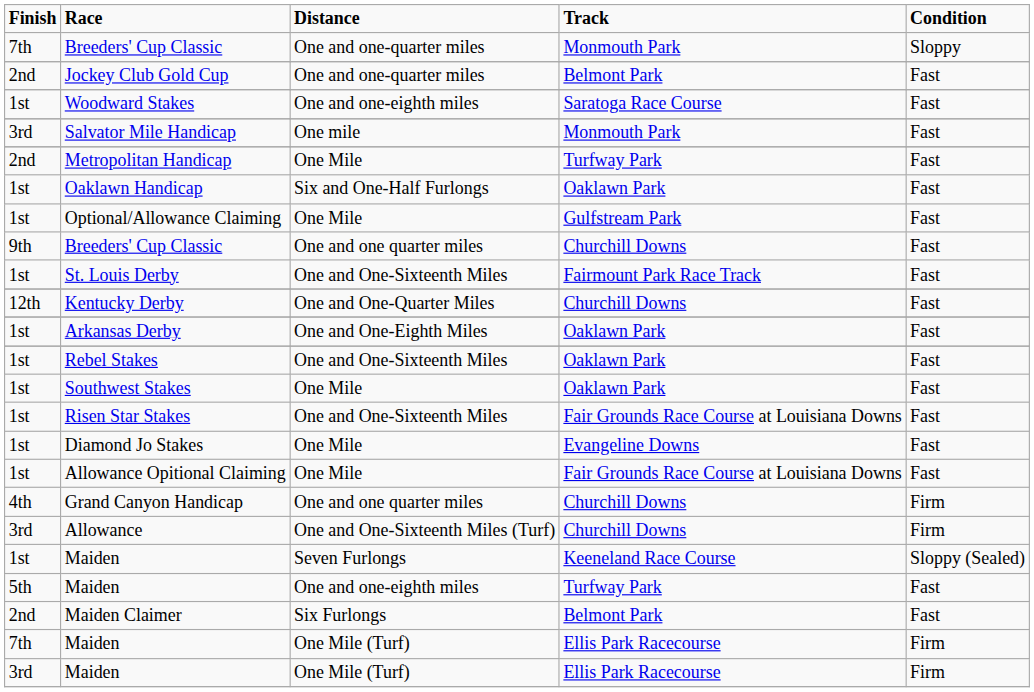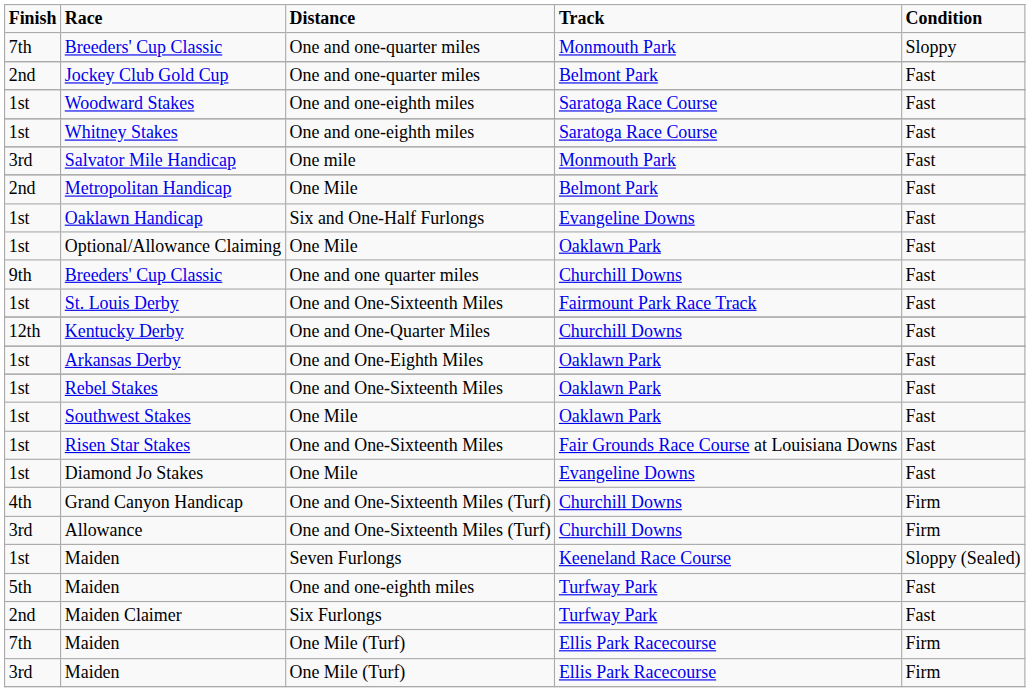+ row: (19, 132)
(613, 160) Turfway Park -> (608, 189) Belmont Park
(614, 189) Oaklawn Park -> (627, 217) Evangeline Downs
(622, 217) Gulfstream Park -> (610, 246) Oaklawn Park
- row: (19, 473)
(389, 501) One and one quarter miles -> (420, 501) One and One-Sixteenth Miles (Turf)
(613, 615) Belmont Park -> (608, 615) Turfway Park
